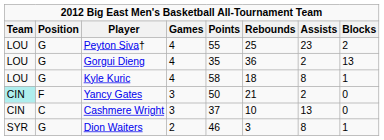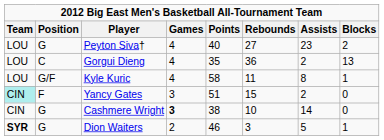(214, 46) 55 -> (214, 46) 40
(251, 46) 25 -> (251, 46) 27
(42, 62) G -> (42, 62) C
(42, 78) G -> (47, 78) G/F
(251, 78) 18 -> (250, 78) 11
(214, 95) 50 -> (214, 95) 51
(251, 95) 21 -> (251, 95) 15
(42, 111) C -> (42, 111) G
(172, 111) normal -> (172, 111) bold
(214, 111) 37 -> (214, 111) 38
(306, 111) 13 -> (306, 111) 14
(17, 128) normal -> (17, 128) bold
(303, 128) 8 -> (303, 128) 5
